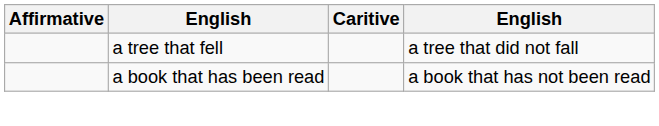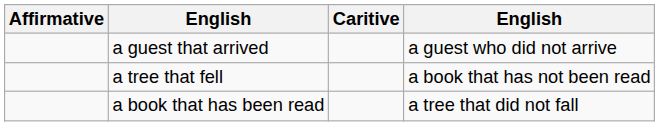+ row: (191, 47)
(493, 47) a tree that did not fall -> (529, 76) a book that has not been read
(529, 76) a book that has not been read -> (493, 105) a tree that did not fall
